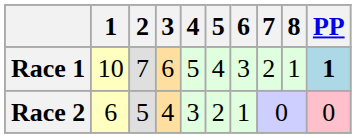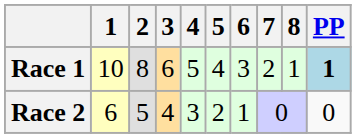(142, 68) 7 -> (142, 68) 8
(329, 111) pink background -> (329, 111) no background
